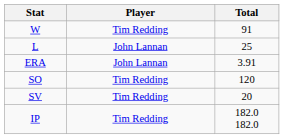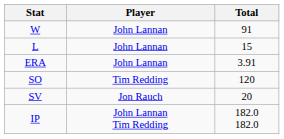(140, 29) Tim Redding -> (140, 29) John Lannan
(247, 46) 25 -> (247, 46) 15
(140, 96) Tim Redding -> (140, 96) Jon Rauch
(140, 119) Tim Redding -> (140, 119) John Lannan Tim Redding
